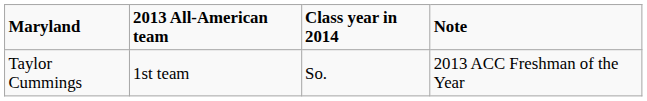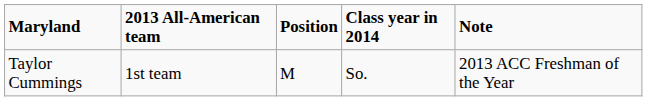+ column: (309, 27)
